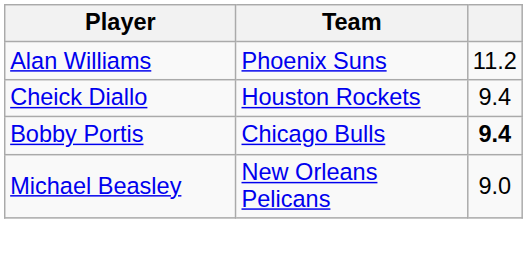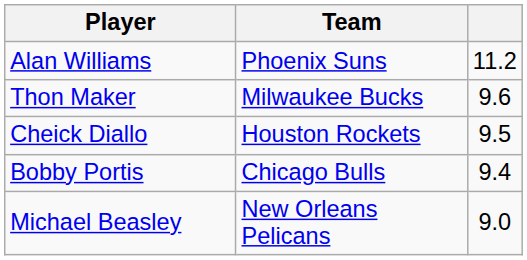+ row: (73, 97)
(495, 97) 9.4 -> (495, 135) 9.5
(495, 135) bold -> (495, 172) normal
